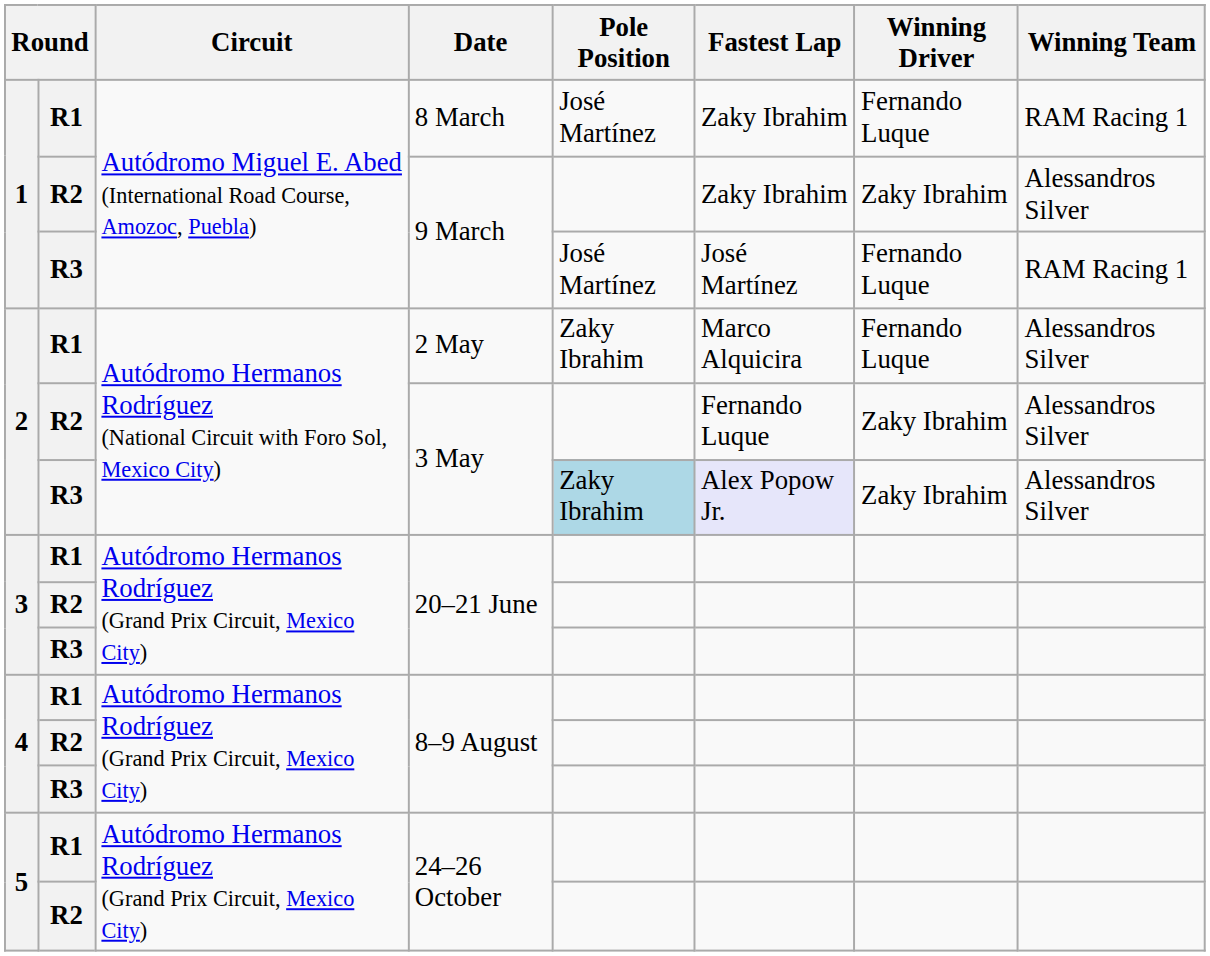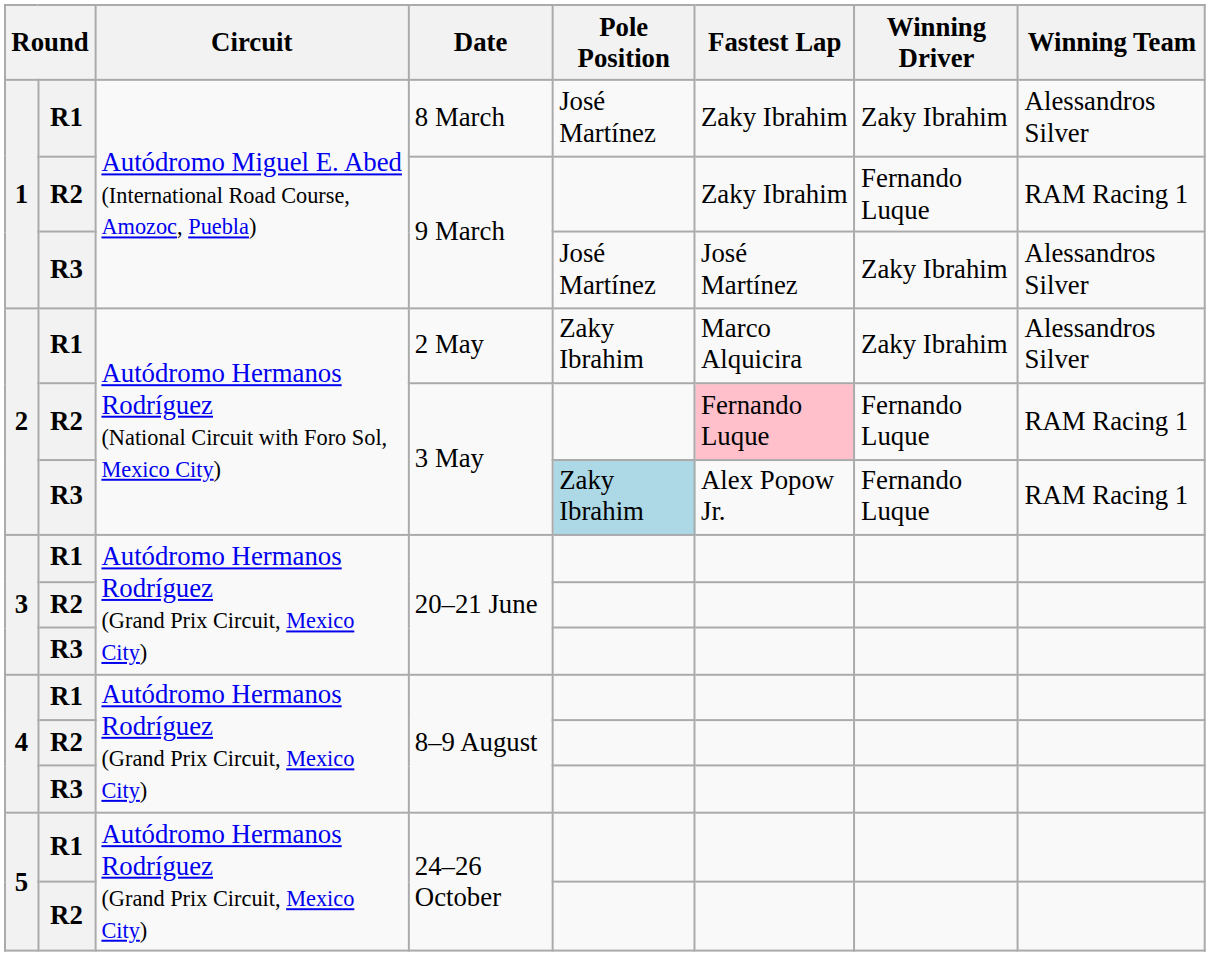(912, 117) Fernando Luque -> (934, 117) Zaky Ibrahim
(1106, 117) RAM Racing 1 -> (1090, 117) Alessandros Silver
(934, 193) Zaky Ibrahim -> (912, 193) Fernando Luque
(1090, 193) Alessandros Silver -> (1106, 193) RAM Racing 1
(912, 269) Fernando Luque -> (934, 269) Zaky Ibrahim
(1106, 269) RAM Racing 1 -> (1090, 269) Alessandros Silver
(912, 344) Fernando Luque -> (934, 344) Zaky Ibrahim
(752, 420) no background -> (752, 420) pink background
(934, 420) Zaky Ibrahim -> (912, 420) Fernando Luque
(1090, 420) Alessandros Silver -> (1106, 420) RAM Racing 1
(768, 496) lavender background -> (768, 496) no background
(934, 496) Zaky Ibrahim -> (912, 496) Fernando Luque
(1090, 496) Alessandros Silver -> (1106, 496) RAM Racing 1
